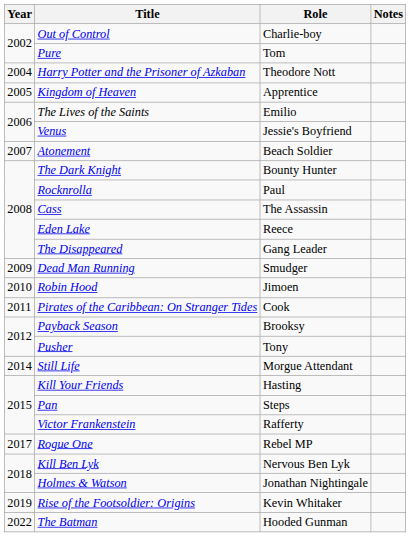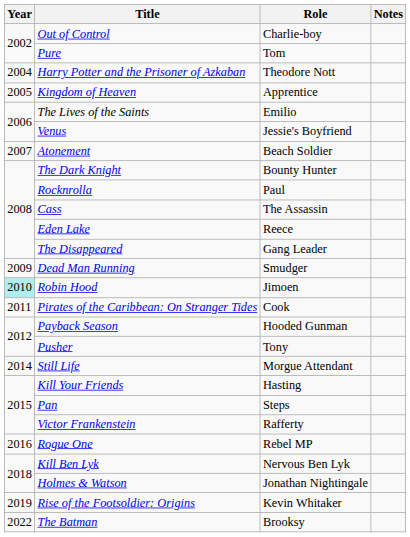(20, 287) no background -> (20, 287) paleturquoise background
(284, 326) Brooksy -> (305, 326) Hooded Gunman
(20, 444) 2017 -> (20, 444) 2016
(305, 522) Hooded Gunman -> (284, 522) Brooksy
